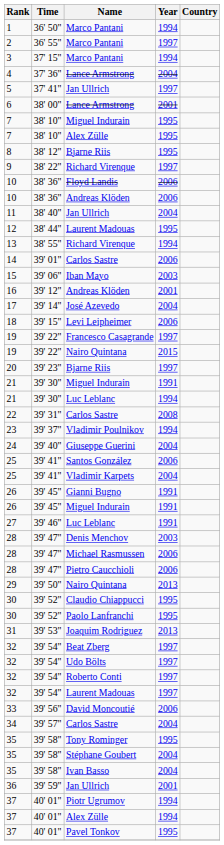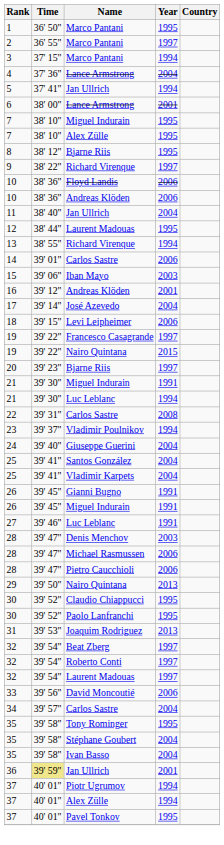(168, 27) 1994 -> (168, 27) 1995
(168, 89) 1997 -> (168, 89) 1994
(168, 461) 2006 -> (168, 461) 2004
- row: (11, 662)
(48, 786) no background -> (48, 770) khaki background
